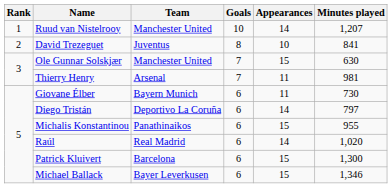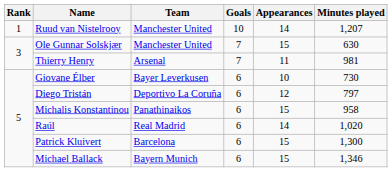- row: (69, 45)
(166, 93) Bayern Munich -> (171, 77) Bayer Leverkusen
(284, 93) 11 -> (284, 77) 10
(284, 110) 14 -> (284, 93) 12
(351, 126) 955 -> (351, 110) 958
(171, 175) Bayer Leverkusen -> (166, 158) Bayern Munich
